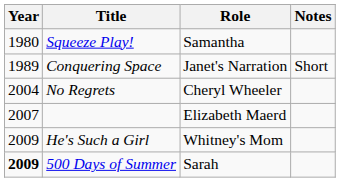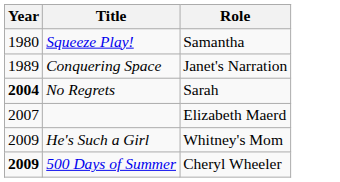- column: (313, 16)
(24, 90) normal -> (24, 90) bold
(232, 90) Cheryl Wheeler -> (201, 90) Sarah
(201, 164) Sarah -> (232, 164) Cheryl Wheeler
